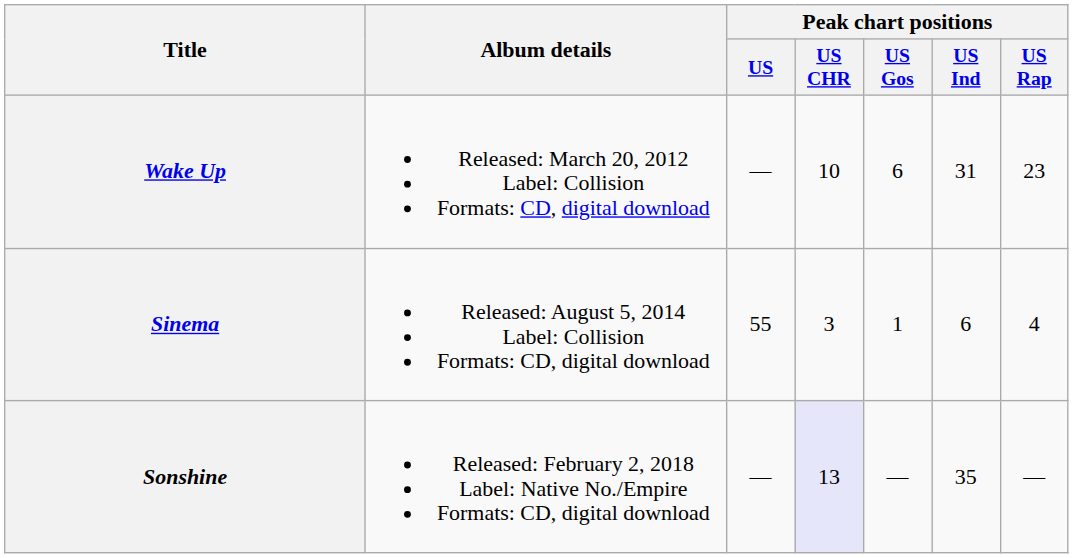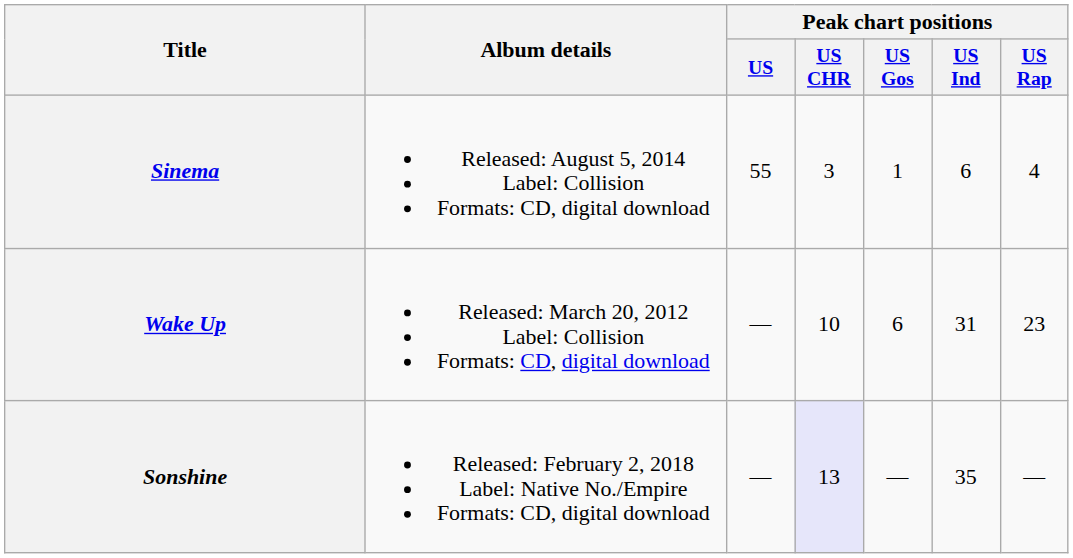rows swapped: (185, 171) <-> (185, 323)
